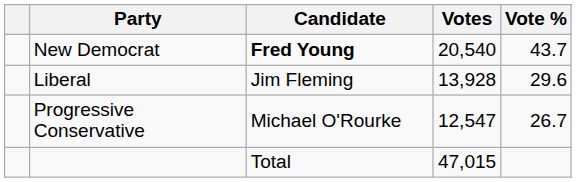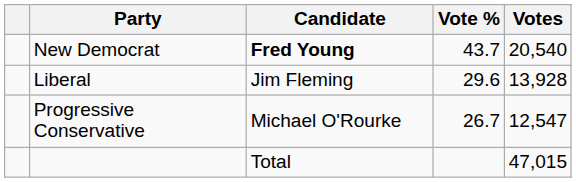columns swapped: (467, 19) <-> (536, 19)
